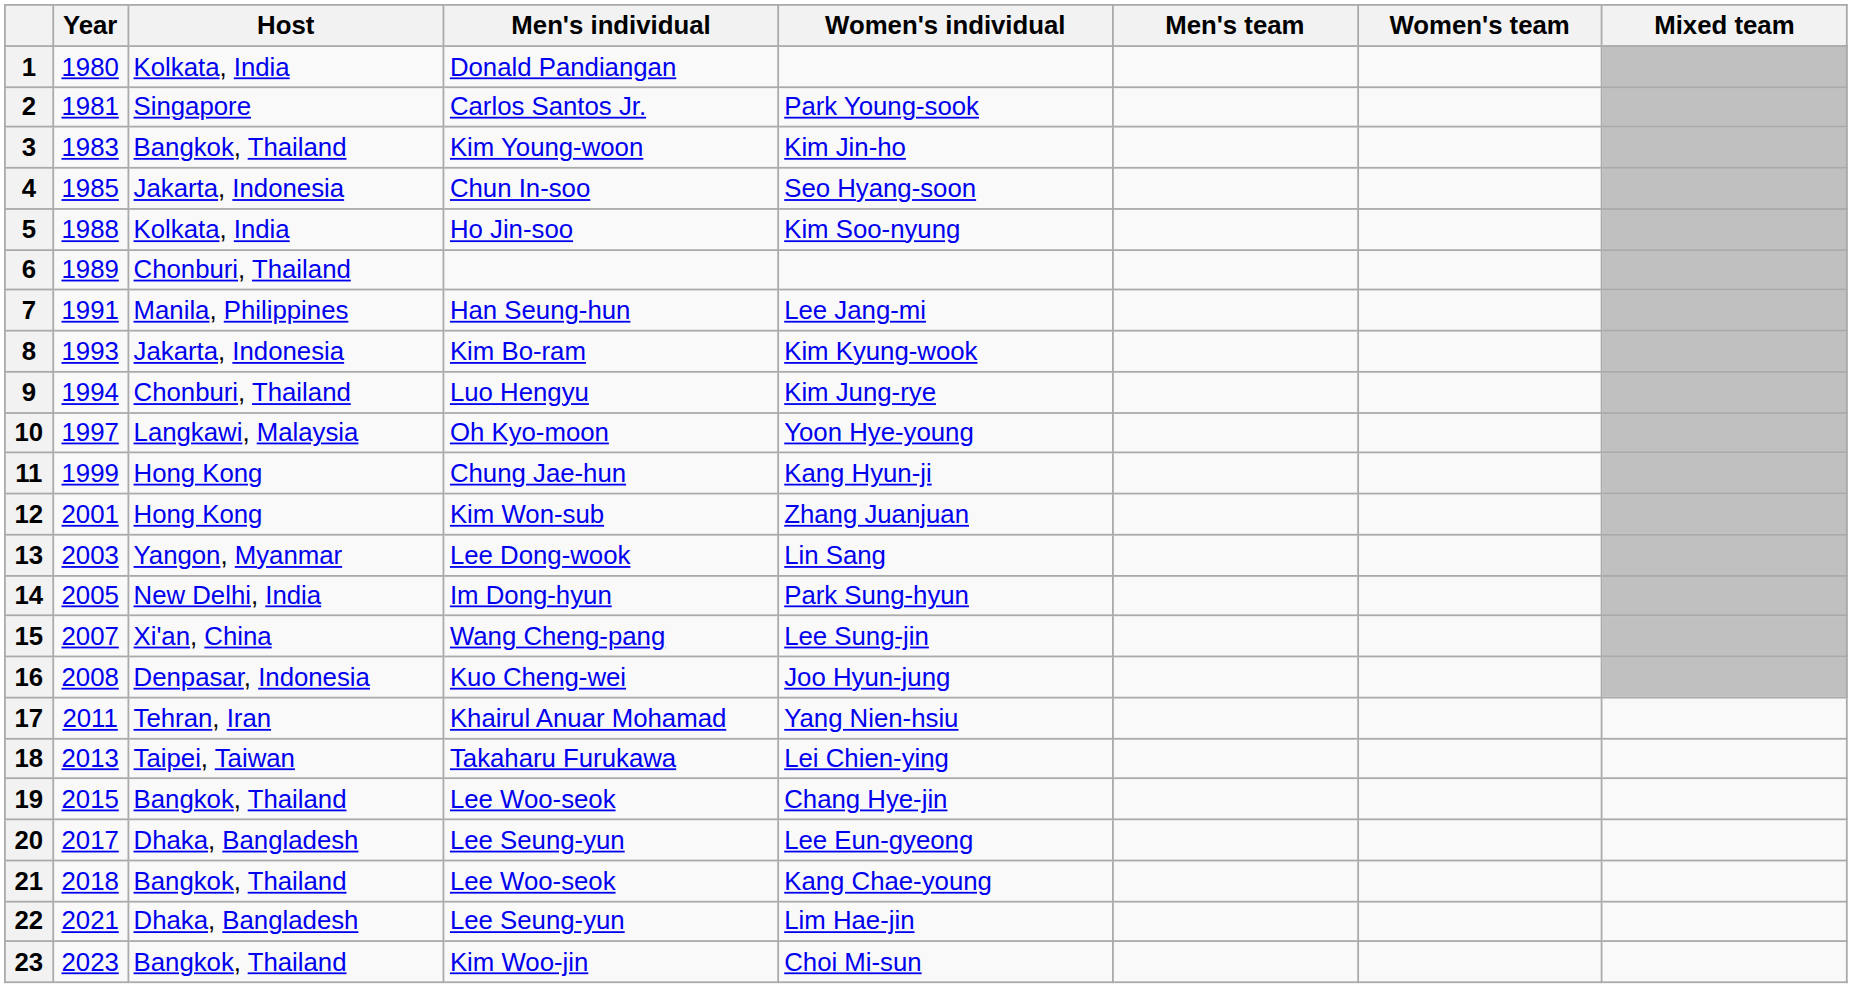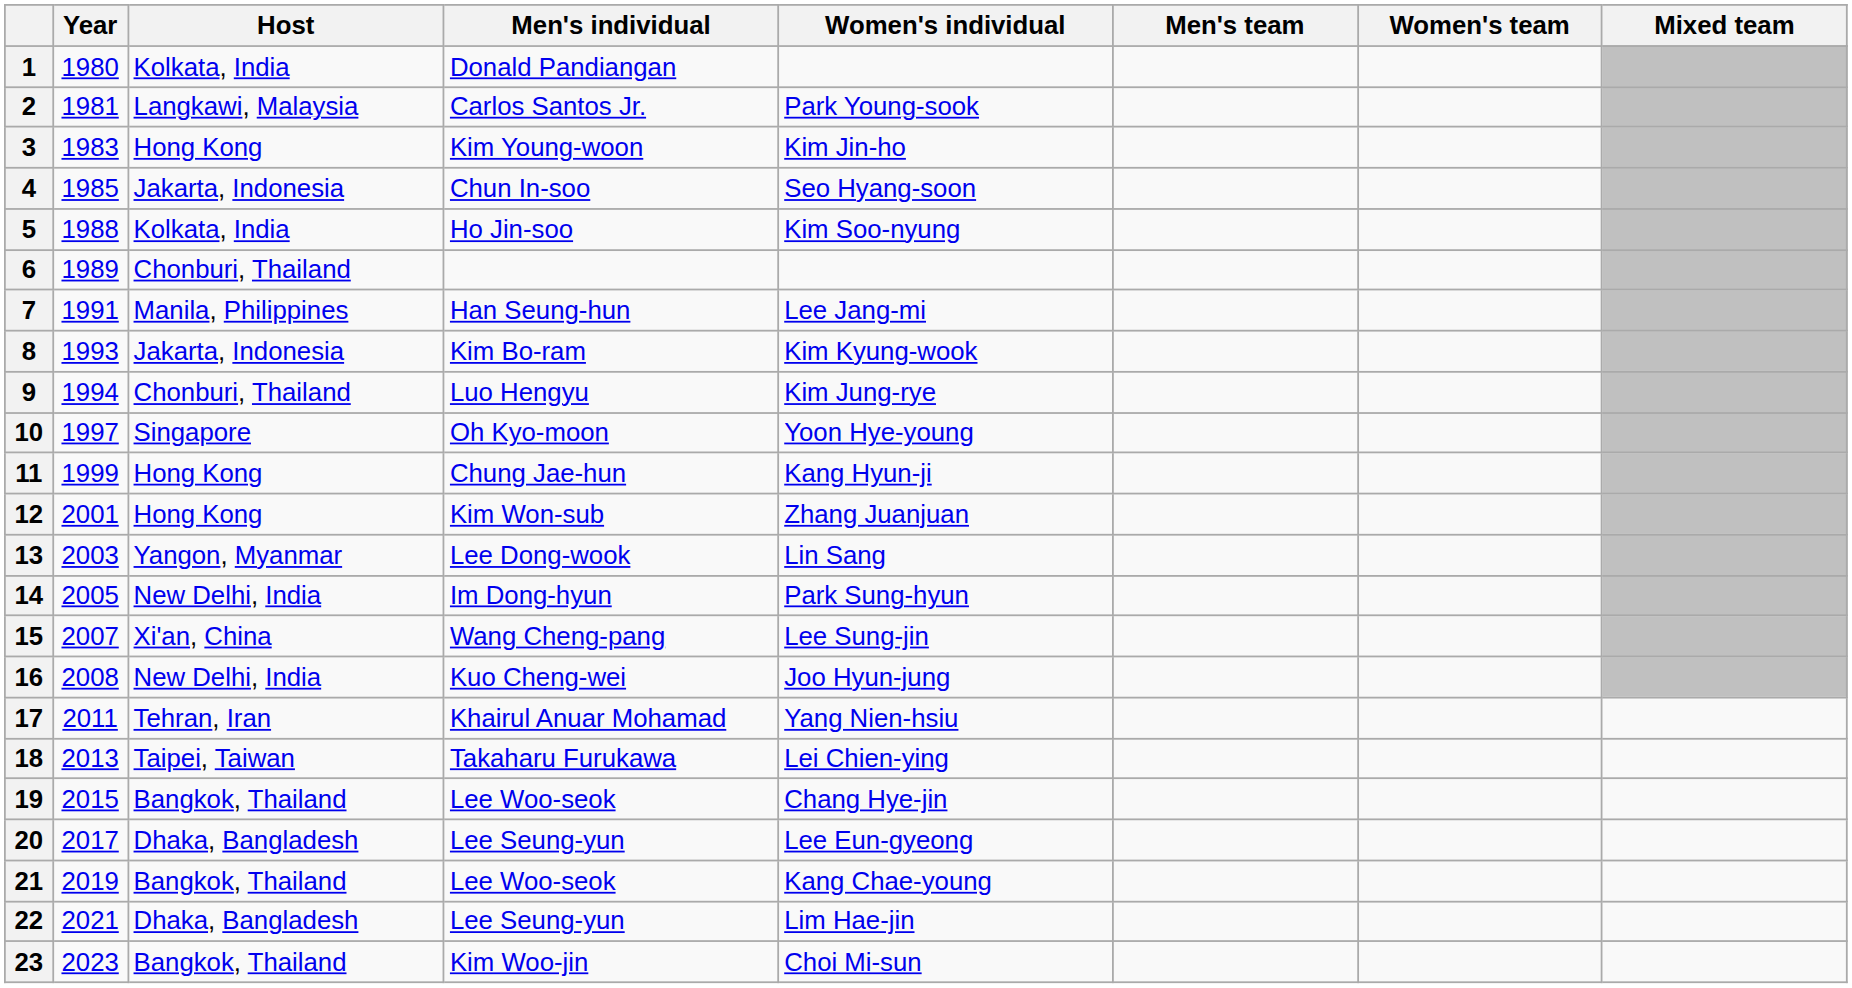(192, 107) Singapore -> (246, 107) Langkawi, Malaysia
(240, 148) Bangkok, Thailand -> (198, 148) Hong Kong
(246, 433) Langkawi, Malaysia -> (192, 433) Singapore
(252, 677) Denpasar, Indonesia -> (227, 677) New Delhi, India
(90, 881) 2018 -> (90, 881) 2019
